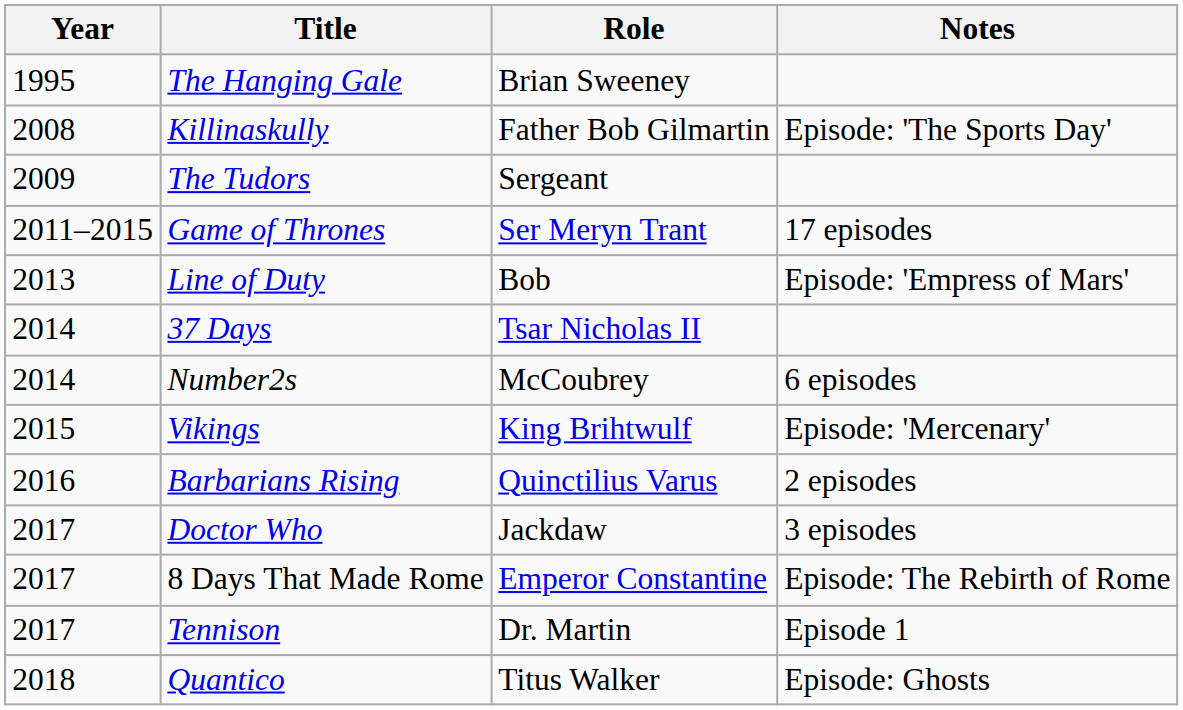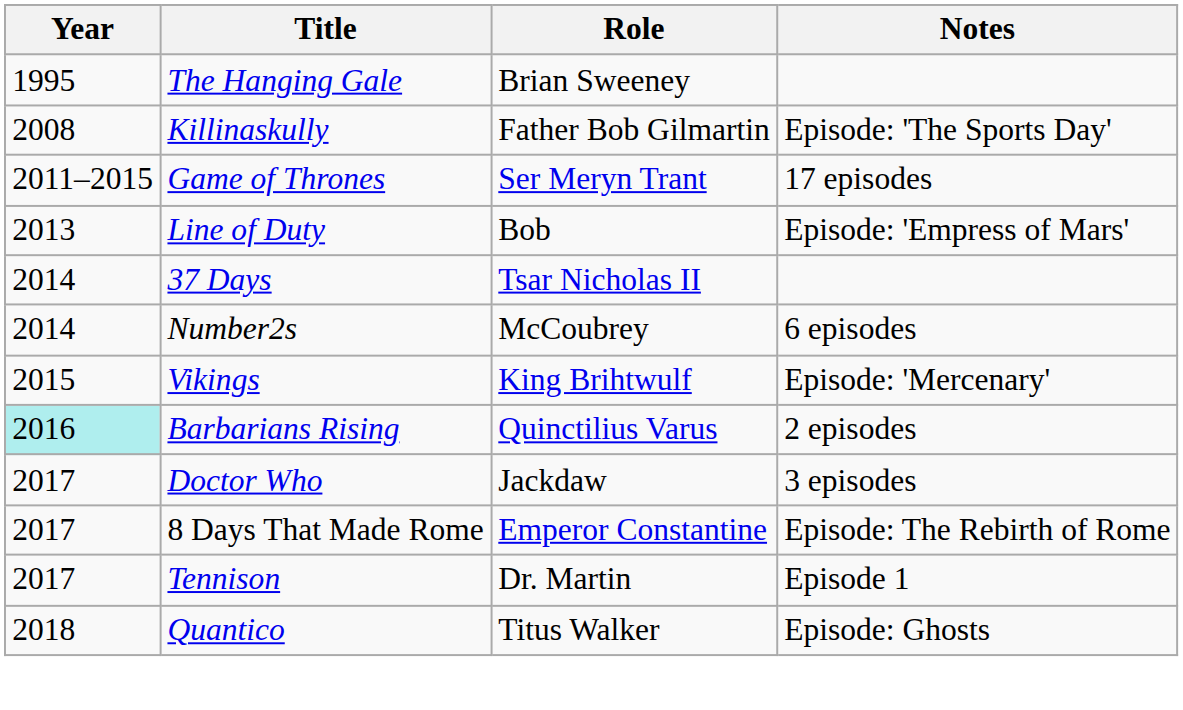- row: (239, 179)
(44, 479) no background -> (44, 429) paleturquoise background
